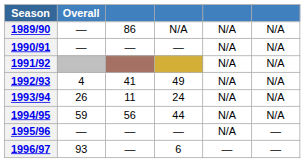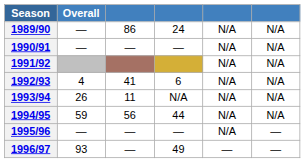(178, 30) N/A -> (178, 30) 24
(178, 81) 49 -> (178, 81) 6
(178, 98) 24 -> (178, 98) N/A
(178, 149) 6 -> (178, 149) 49
